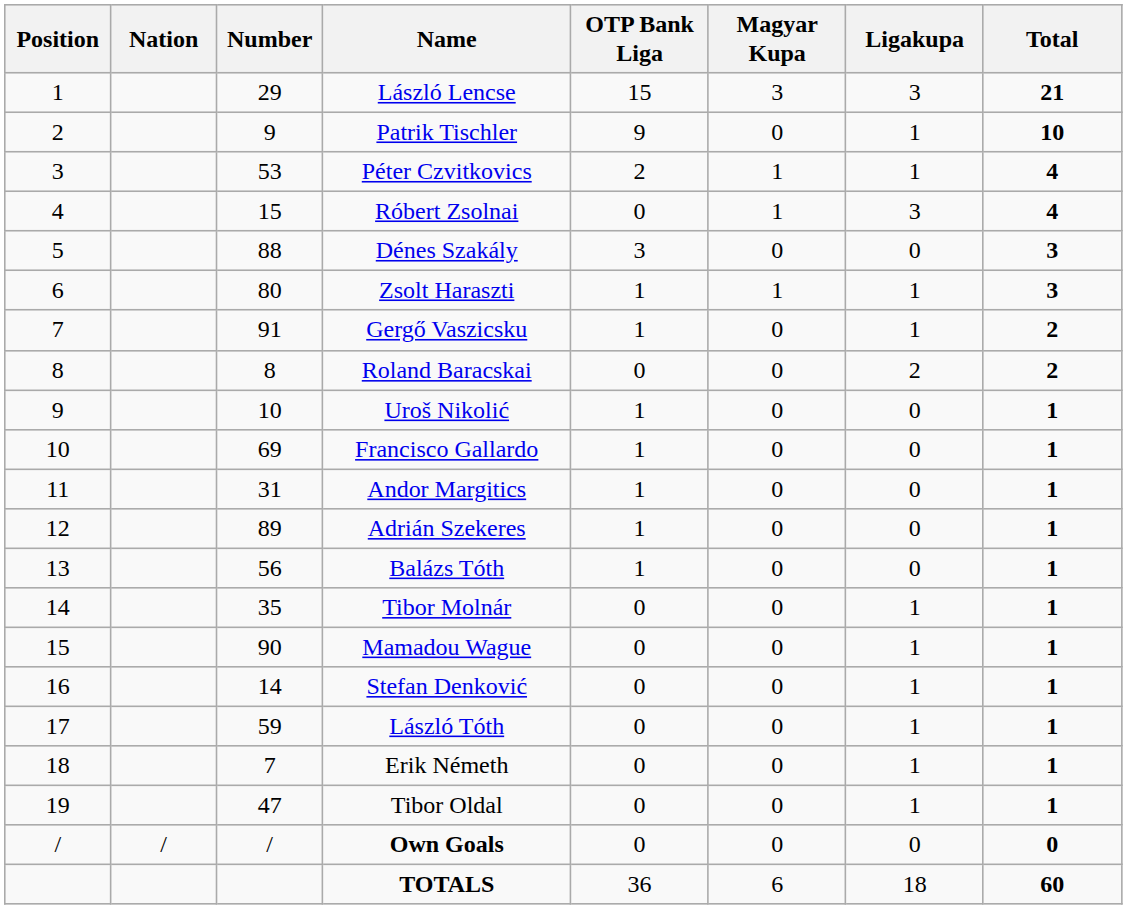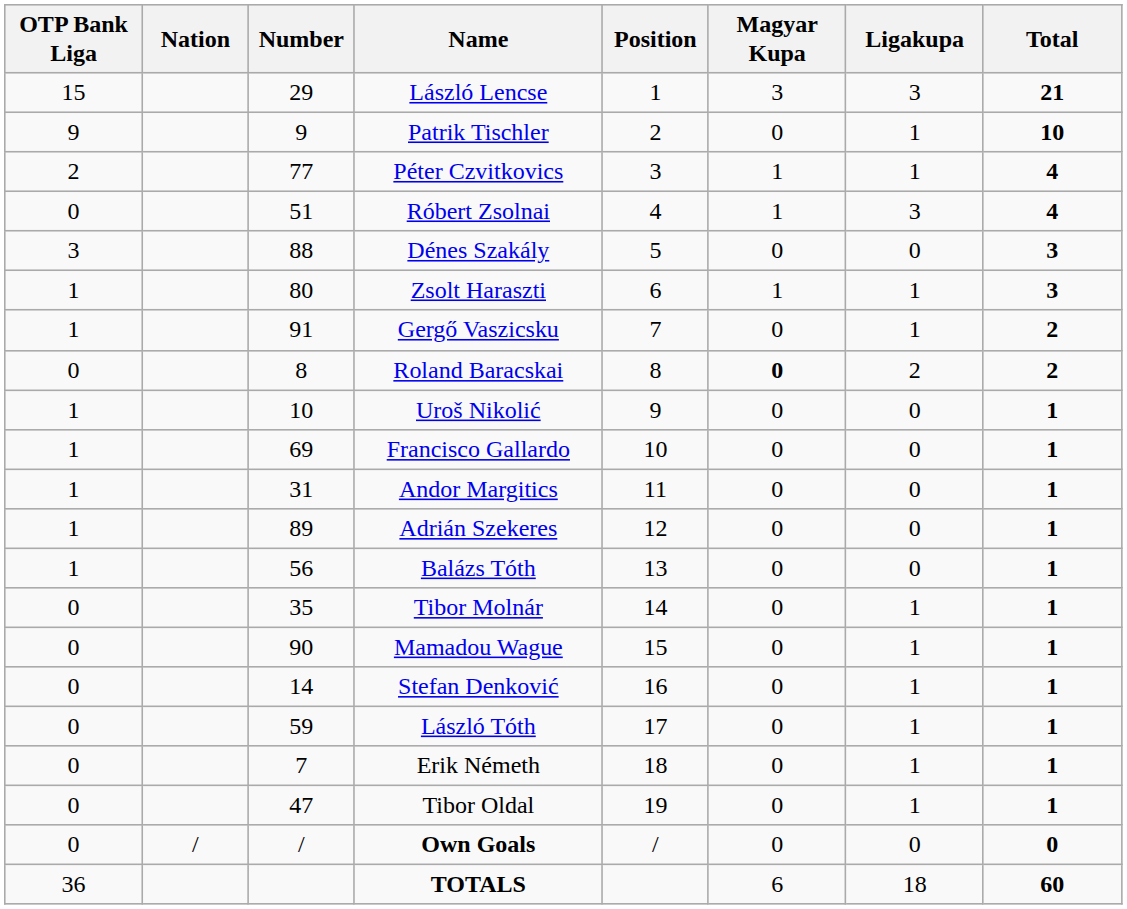columns swapped: (58, 38) <-> (640, 38)
(270, 171) 53 -> (301, 171) 77
(270, 211) 15 -> (301, 211) 51
(777, 369) normal -> (777, 369) bold
